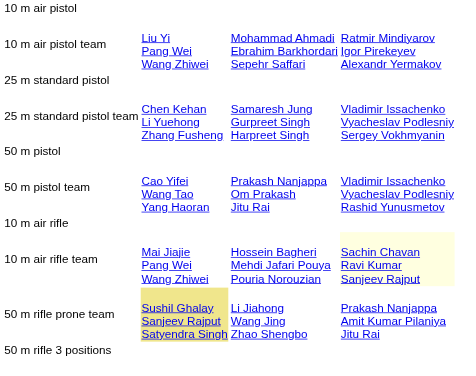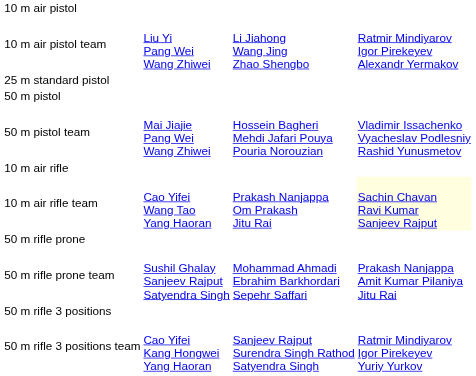(284, 51) Mohammad Ahmadi Ebrahim Barkhordari Sepehr Saffari -> (271, 51) Li Jiahong Wang Jing Zhao Shengbo
- row: (71, 116)
(175, 194) Cao Yifei Wang Tao Yang Haoran -> (177, 138) Mai Jiajie Pang Wei Wang Zhiwei
(279, 194) Prakash Nanjappa Om Prakash Jitu Rai -> (283, 138) Hossein Bagheri Mehdi Jafari Pouya Pouria Norouzian
(175, 265) Mai Jiajie Pang Wei Wang Zhiwei -> (177, 210) Cao Yifei Wang Tao Yang Haoran
(281, 265) Hossein Bagheri Mehdi Jafari Pouya Pouria Norouzian -> (281, 210) Prakash Nanjappa Om Prakash Jitu Rai
+ row: (45, 239)
(185, 321) khaki background -> (187, 281) no background
(269, 321) Li Jiahong Wang Jing Zhao Shengbo -> (286, 281) Mohammad Ahmadi Ebrahim Barkhordari Sepehr Saffari
+ row: (72, 346)
